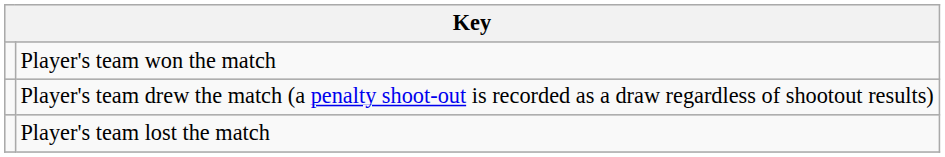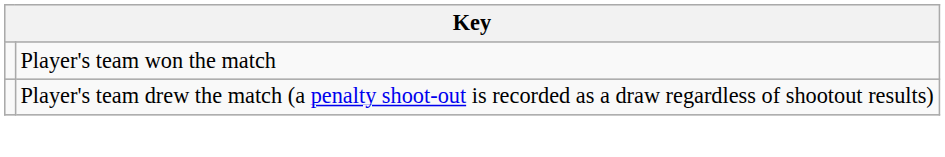- row: (145, 133)
